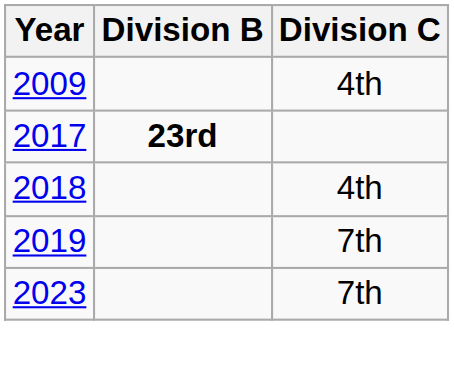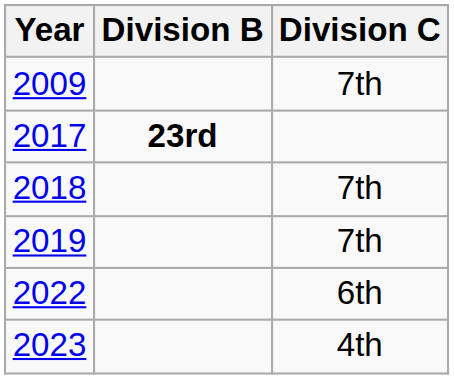(360, 83) 4th -> (360, 83) 7th
(360, 188) 4th -> (360, 188) 7th
+ row: (50, 293)
(360, 293) 7th -> (360, 345) 4th
